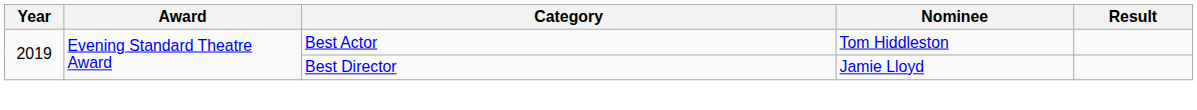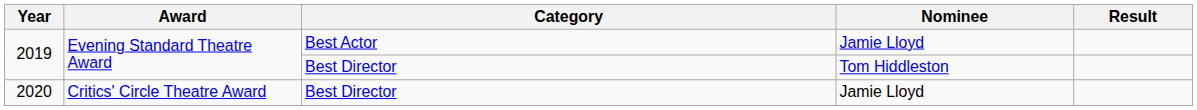(894, 42) Tom Hiddleston -> (882, 42) Jamie Lloyd
(882, 67) Jamie Lloyd -> (894, 67) Tom Hiddleston
+ row: (34, 92)
